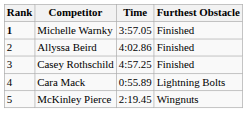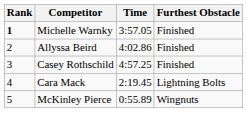(135, 82) 0:55.89 -> (135, 82) 2:19.45
(135, 99) 2:19.45 -> (135, 99) 0:55.89
